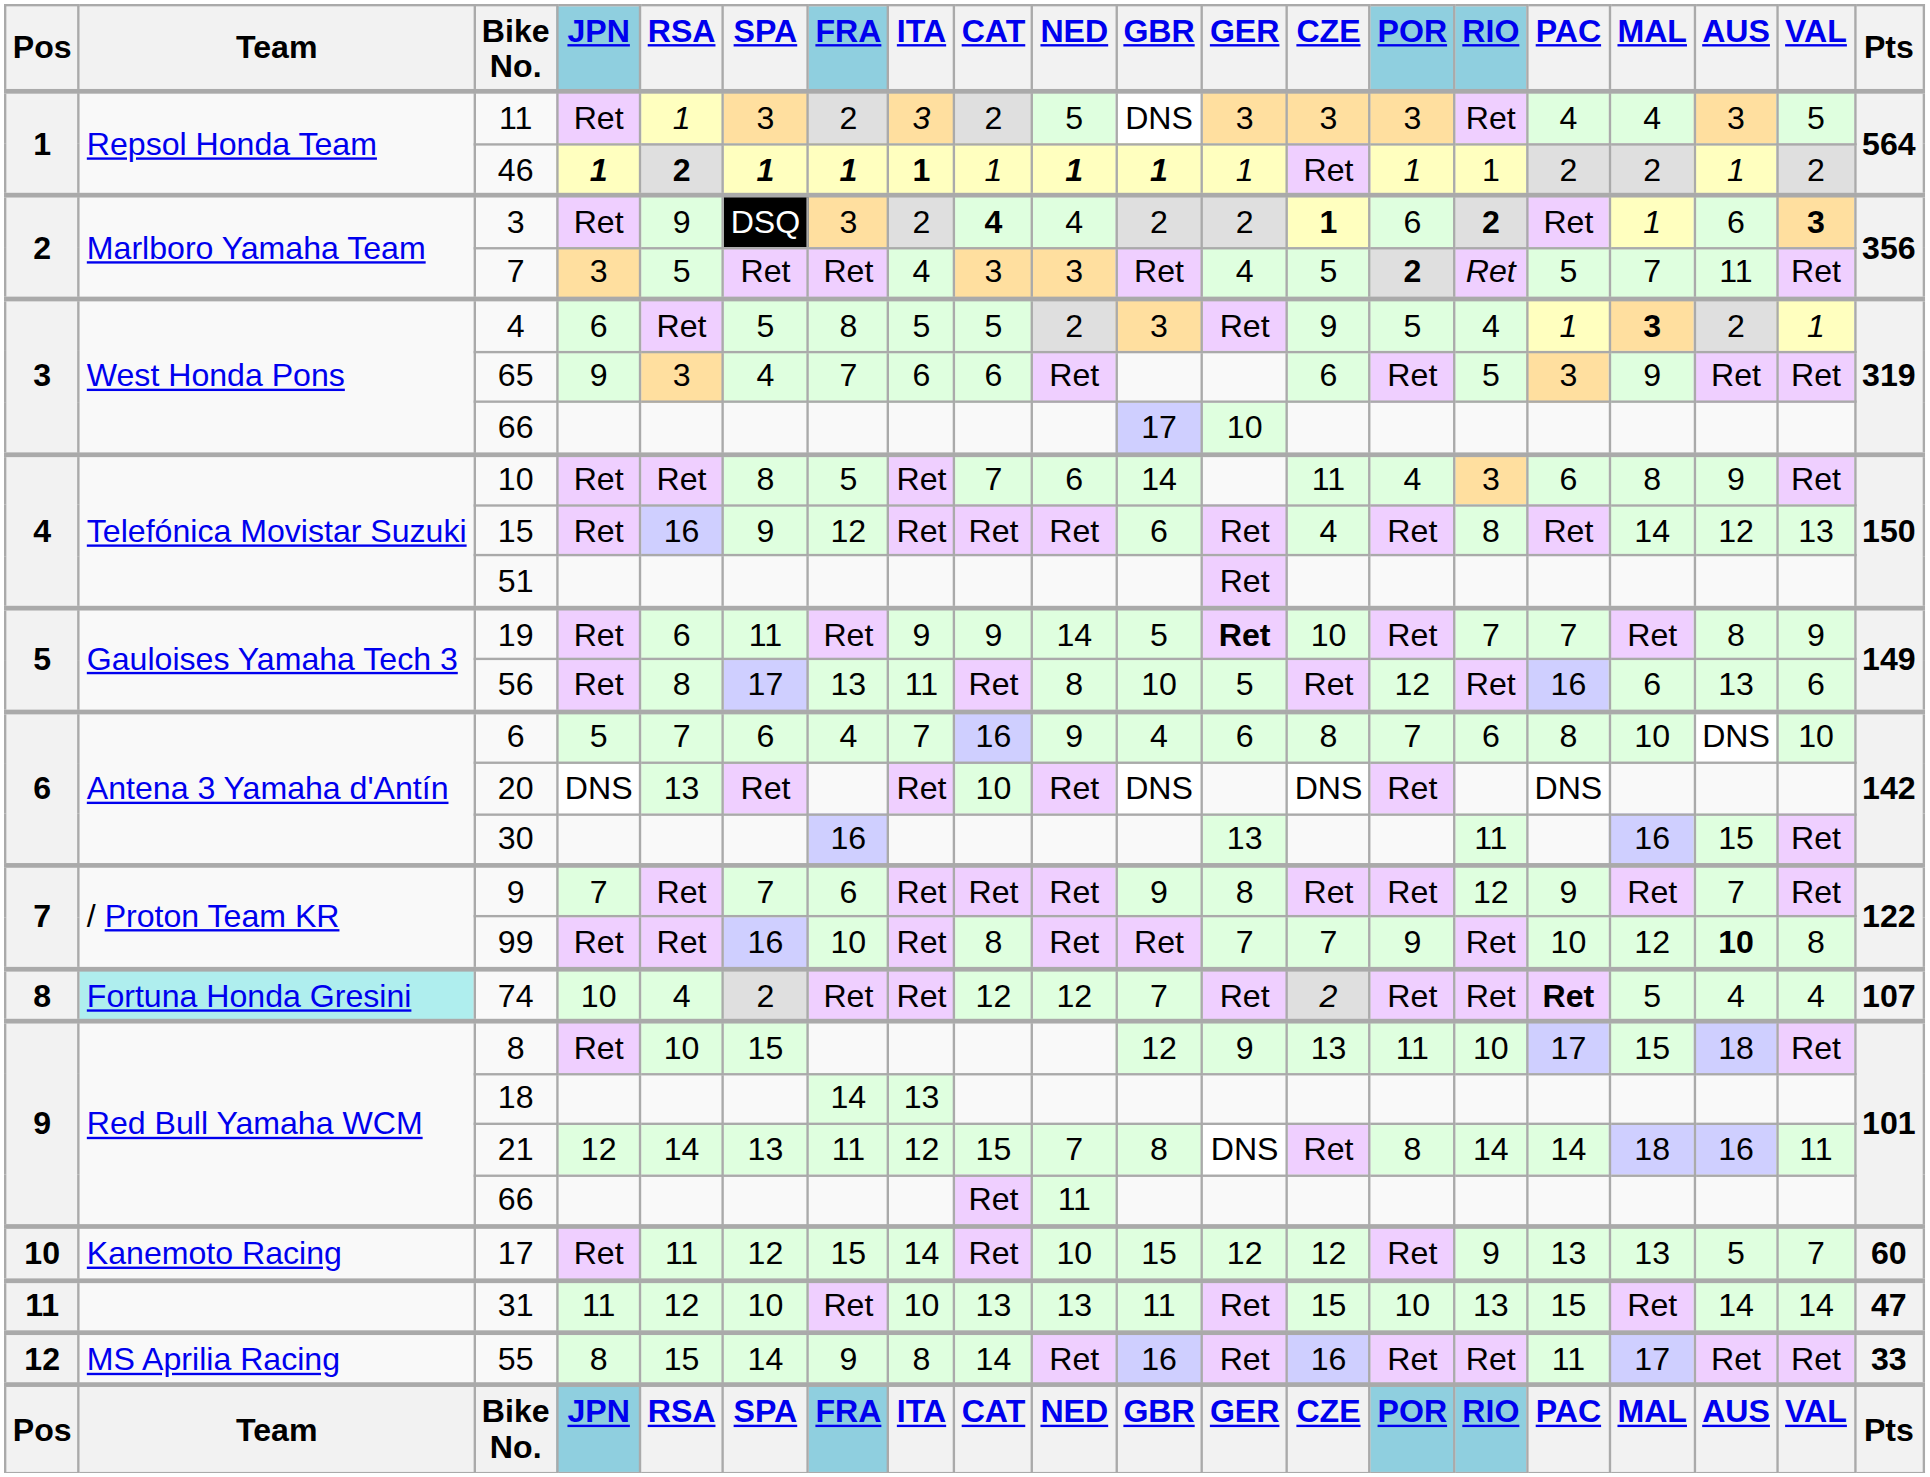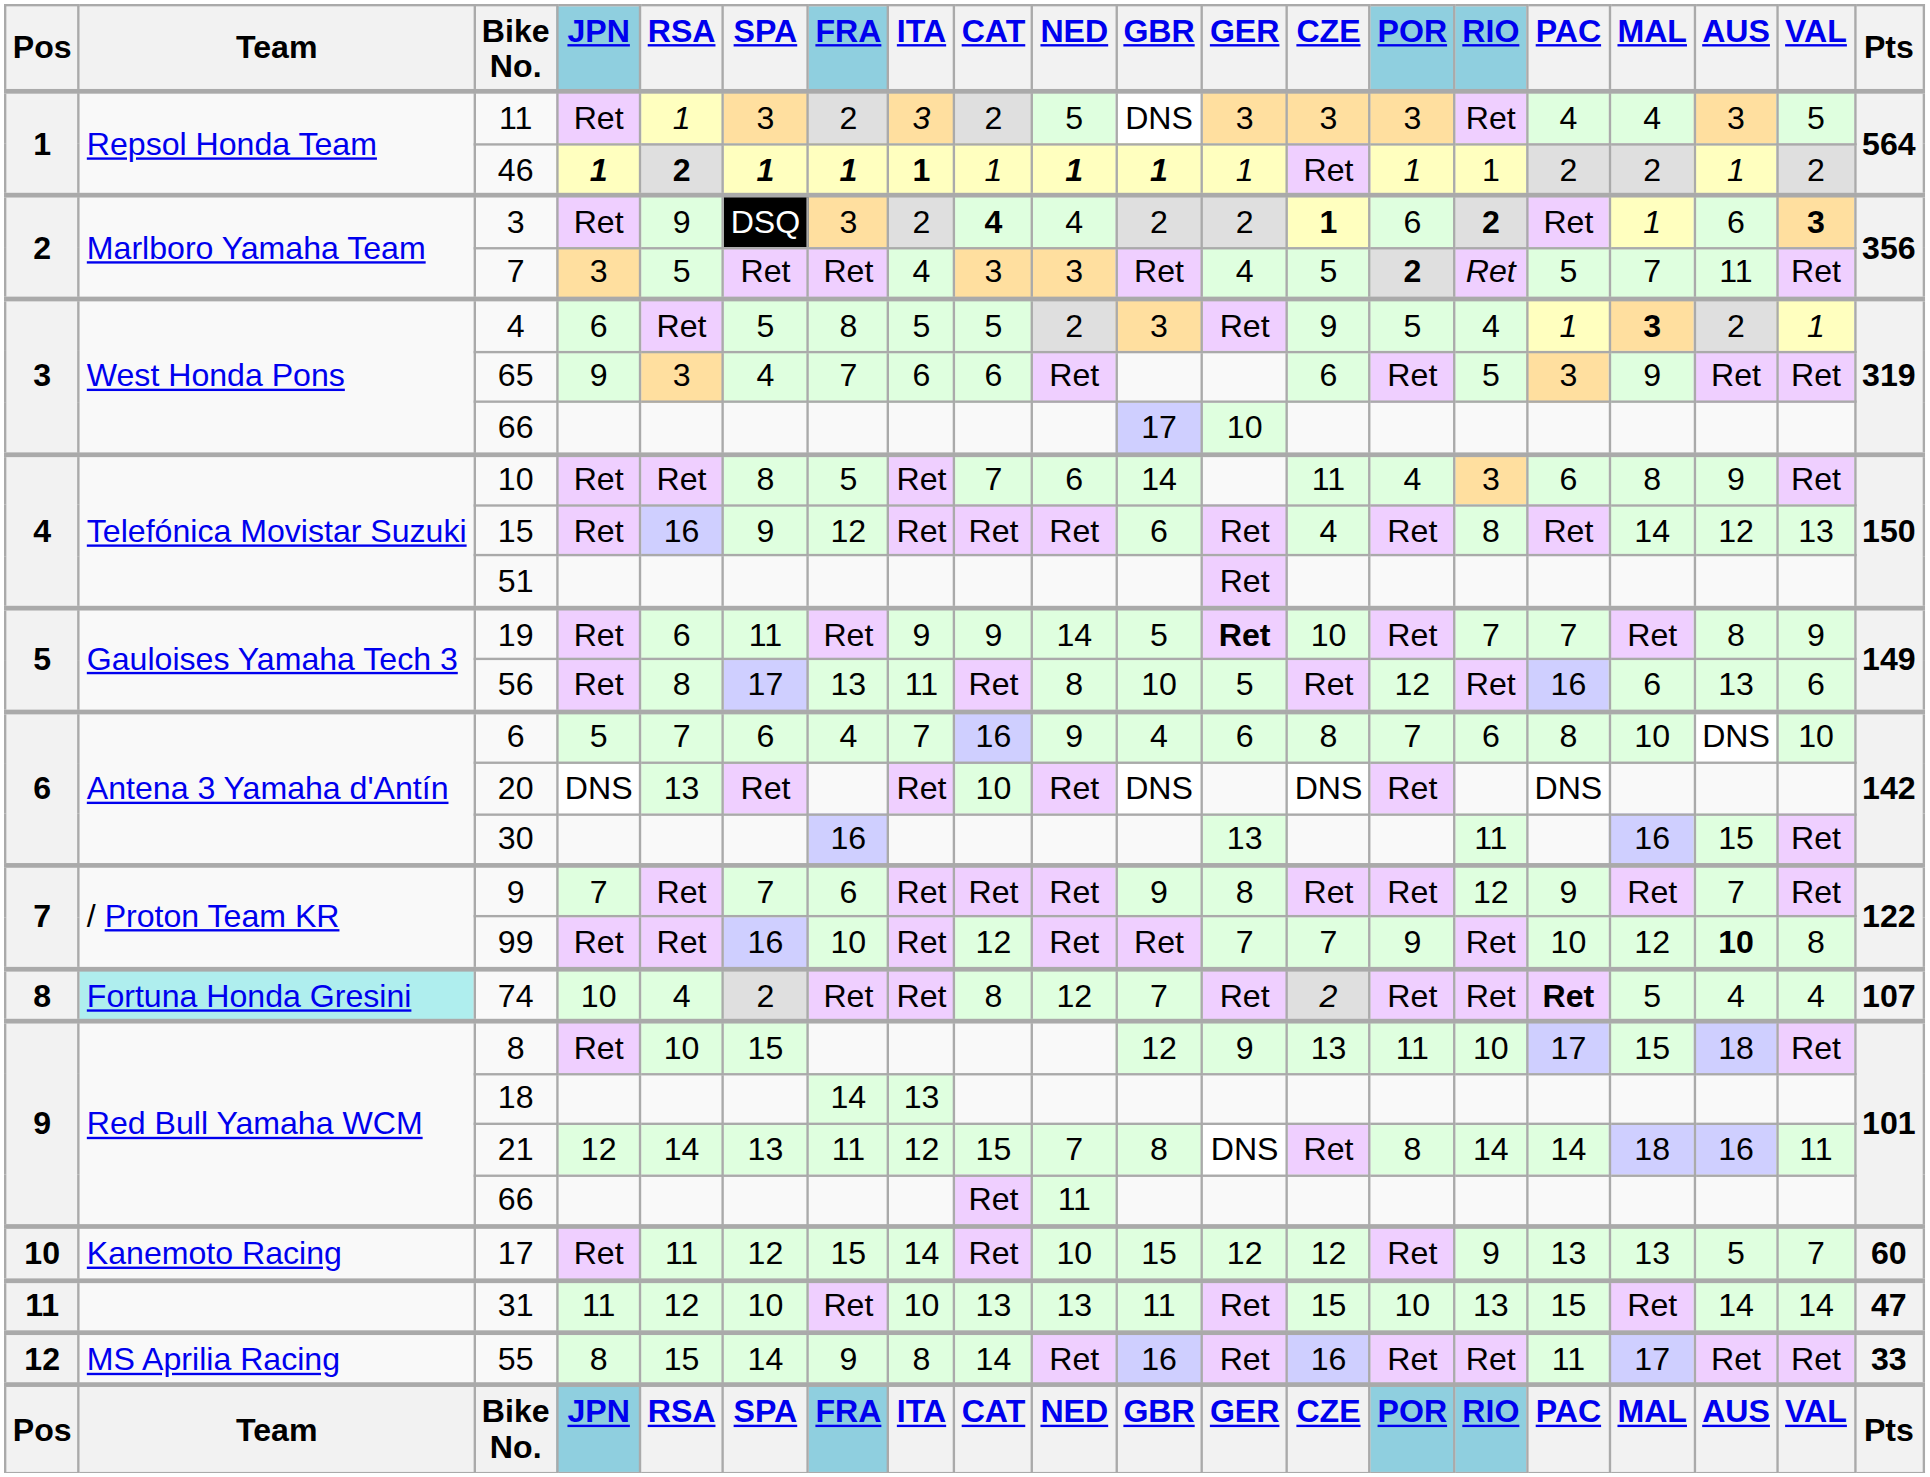(993, 942) 8 -> (993, 942) 12
(993, 995) 12 -> (993, 995) 8
